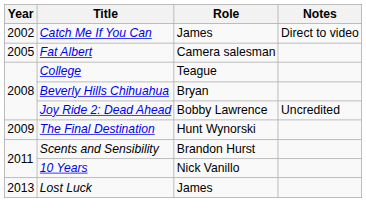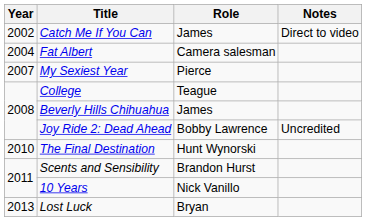(21, 52) 2005 -> (21, 52) 2004
+ row: (84, 71)
(193, 91) Bryan -> (195, 110) James
(21, 129) 2009 -> (21, 149) 2010
(195, 187) James -> (193, 206) Bryan
